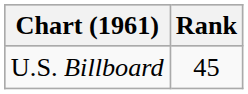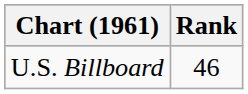(206, 66) 45 -> (206, 66) 46
